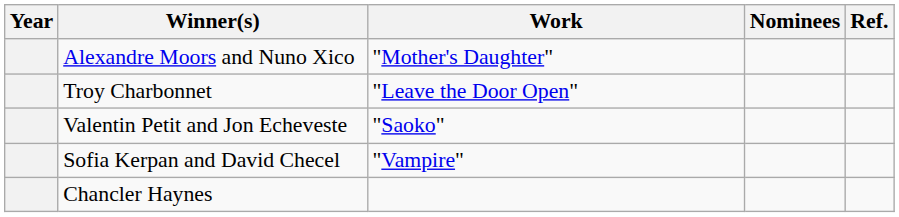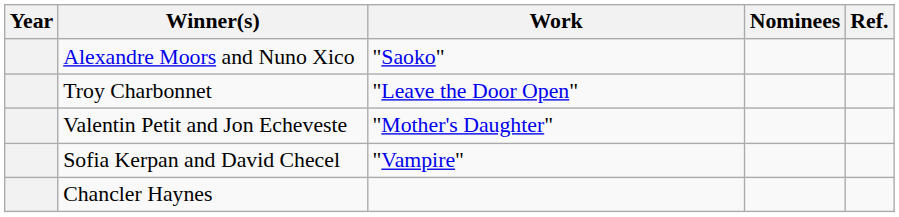(463, 56) "Mother's Daughter" -> (409, 56) "Saoko"
(409, 125) "Saoko" -> (463, 125) "Mother's Daughter"
